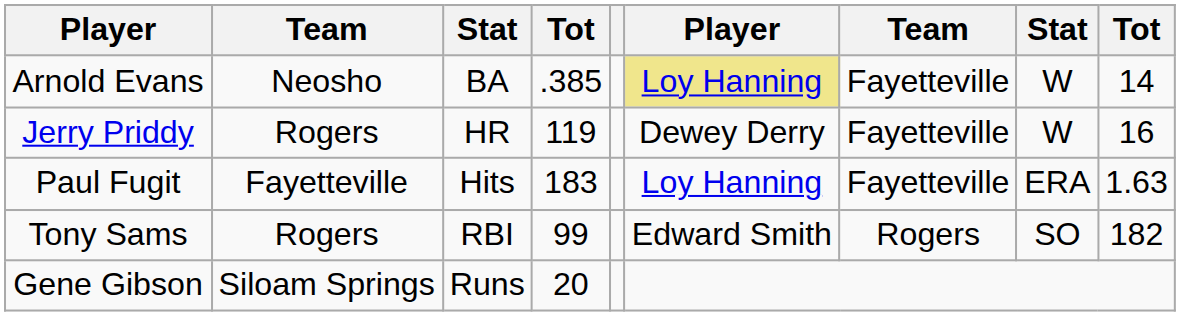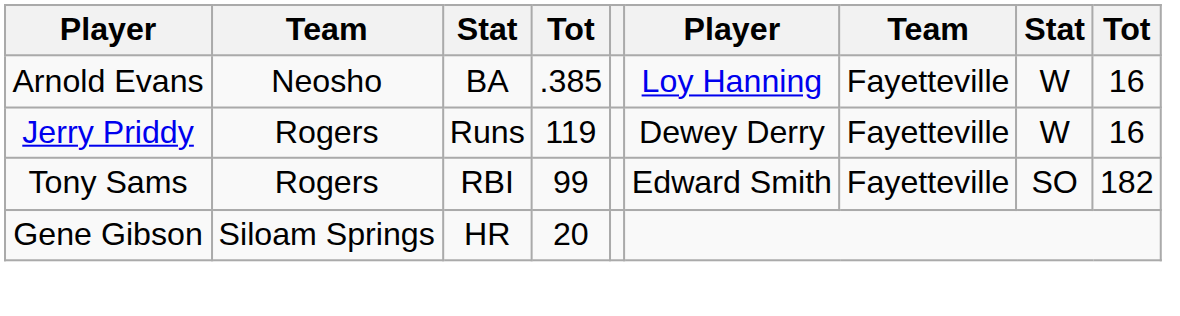(732, 81) khaki background -> (732, 81) no background
(1137, 81) 14 -> (1127, 81) 16
(487, 132) HR -> (487, 132) Runs
- row: (108, 183)
(928, 234) Rogers -> (928, 183) Fayetteville
(487, 285) Runs -> (487, 234) HR
